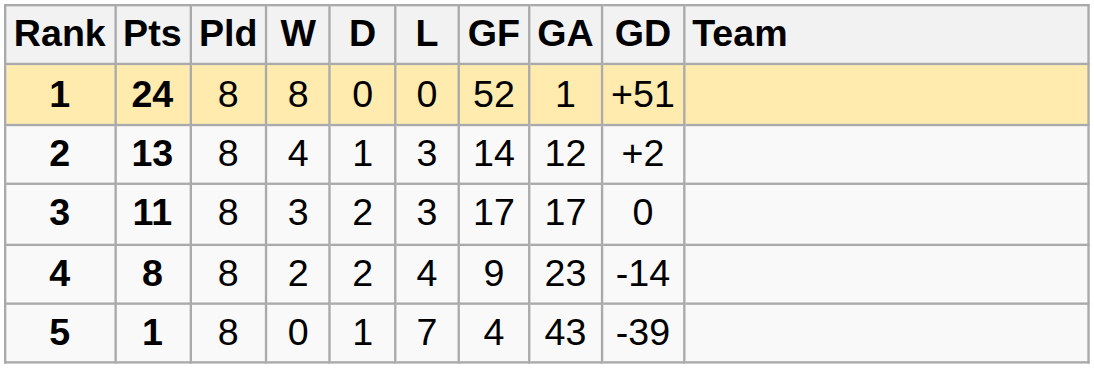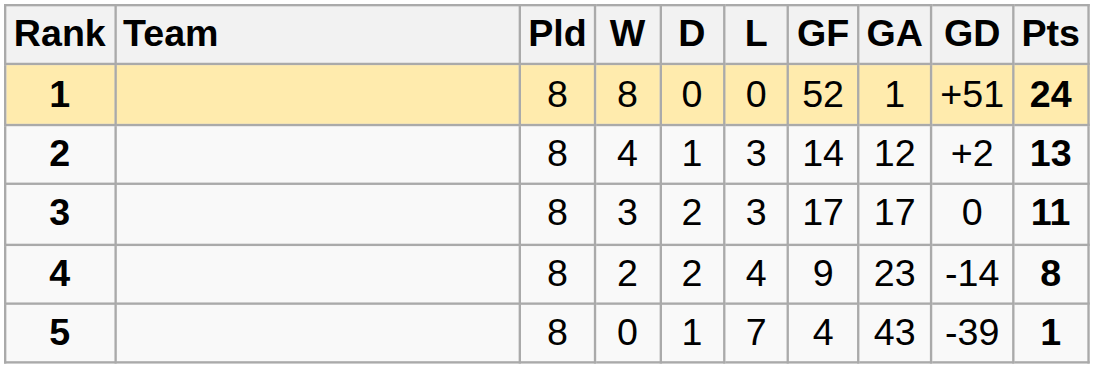columns swapped: (740, 34) <-> (152, 34)
